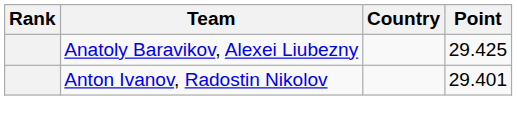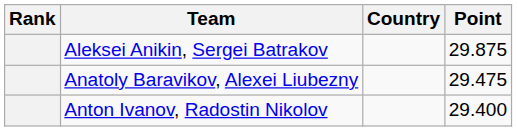+ row: (196, 49)
(478, 49) 29.425 -> (478, 79) 29.475
(478, 79) 29.401 -> (478, 110) 29.400
